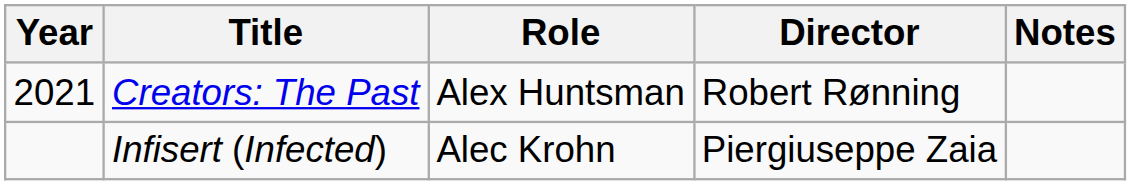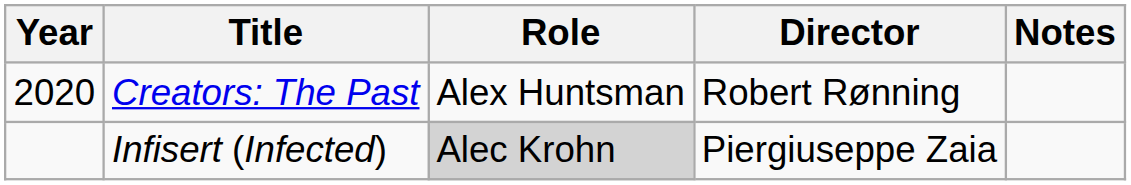(54, 91) 2021 -> (54, 91) 2020
(526, 149) no background -> (526, 149) lightgrey background
